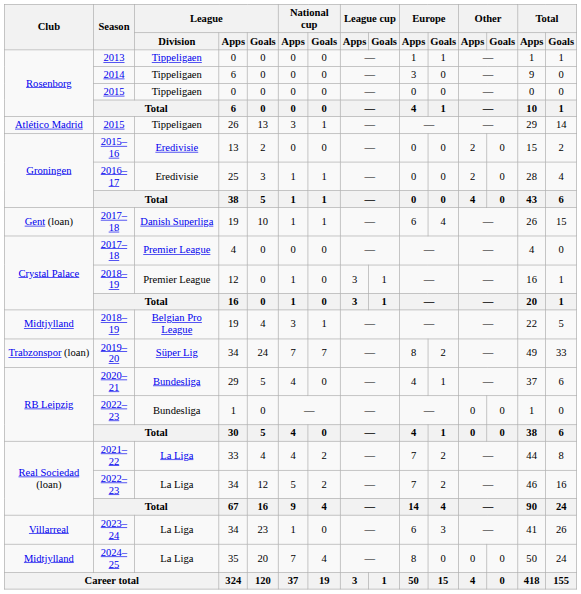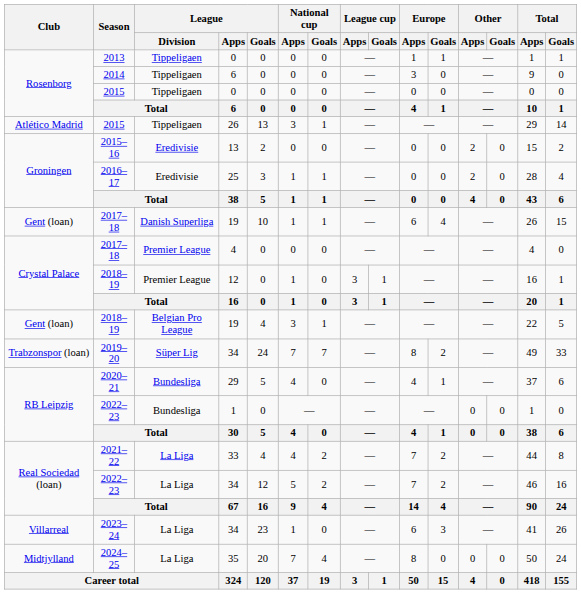(49, 324) Midtjylland -> (49, 324) Gent (loan)
